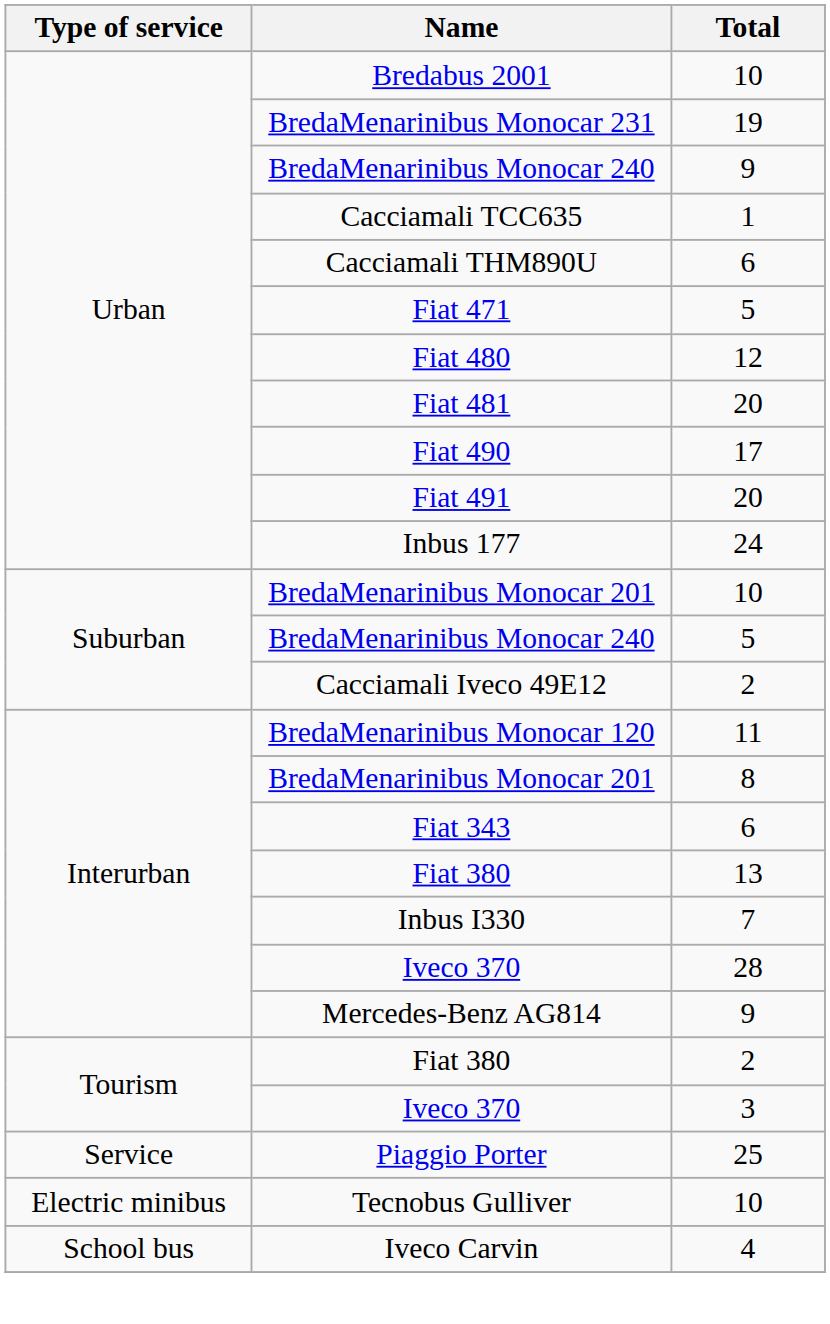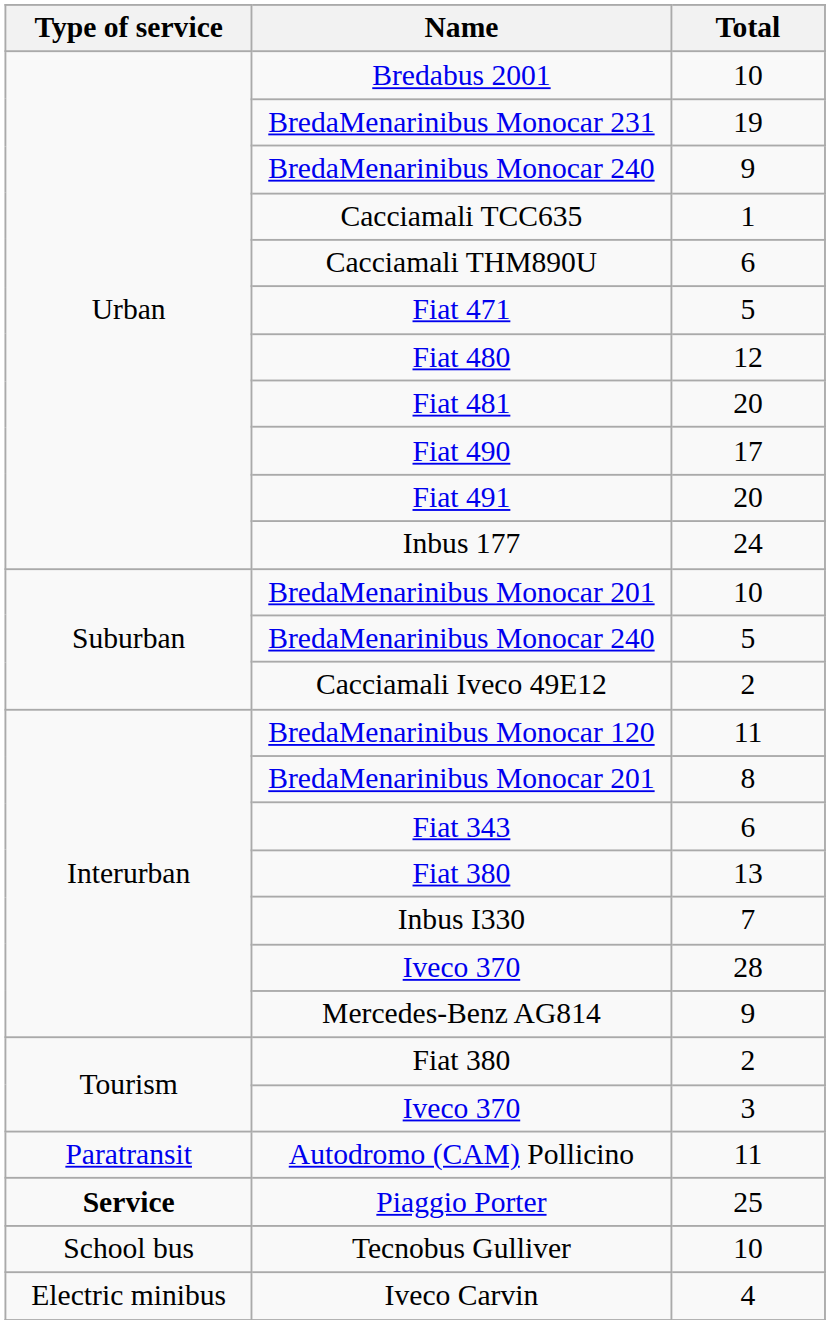+ row: (461, 1154)
(129, 1154) normal -> (129, 1201) bold
(129, 1201) Electric minibus -> (129, 1248) School bus
(129, 1248) School bus -> (129, 1295) Electric minibus
